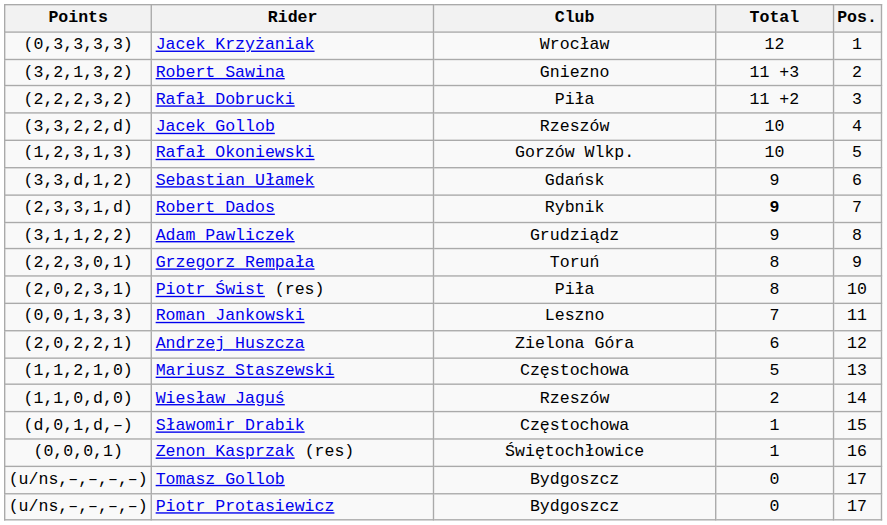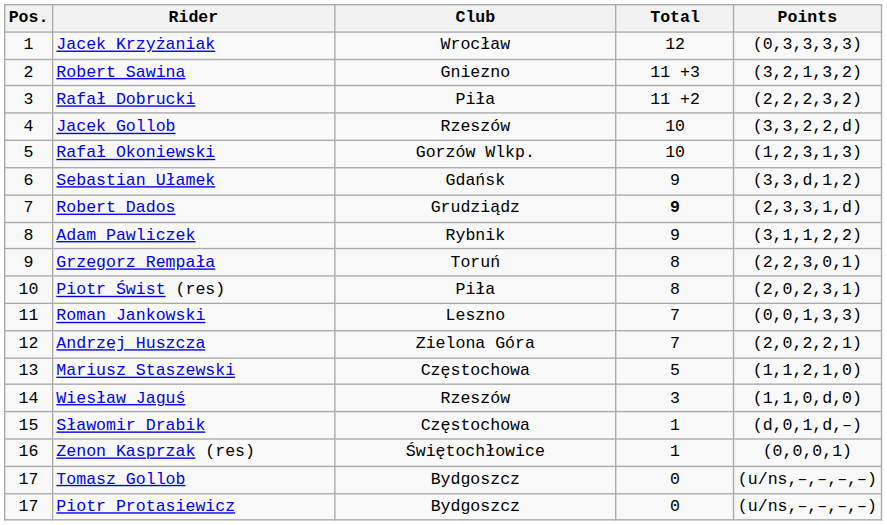columns swapped: (857, 18) <-> (78, 18)
(575, 208) Rybnik -> (475, 208) Grudziądz
(575, 235) Grudziądz -> (475, 235) Rybnik
(774, 344) 6 -> (675, 344) 7
(774, 398) 2 -> (675, 398) 3
